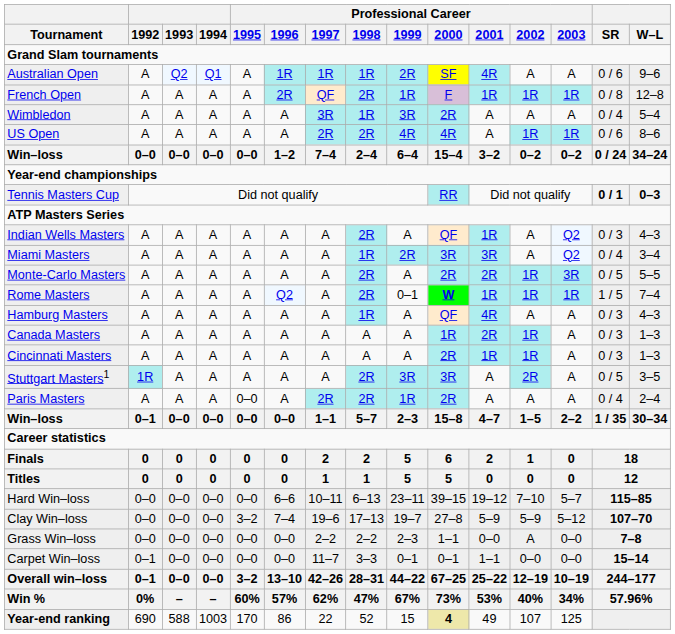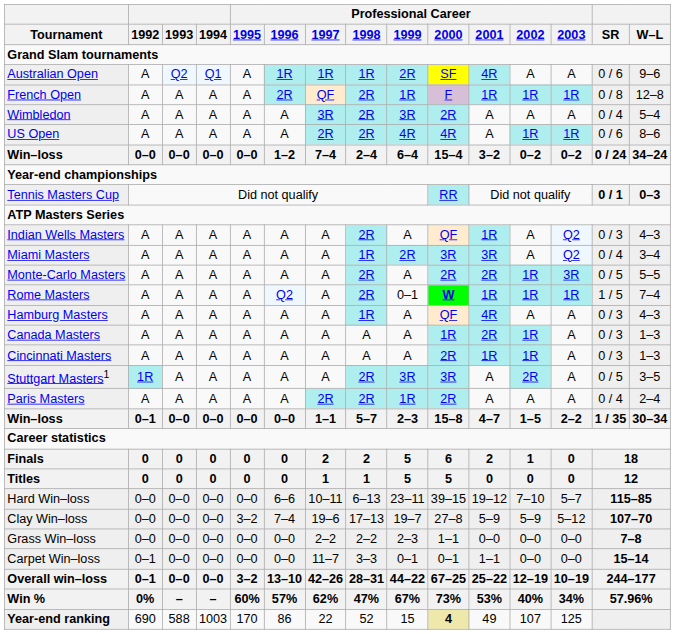(366, 114) 1R -> (366, 114) 2R
(247, 398) 0–0 -> (247, 398) A
(530, 539) A -> (530, 539) 0–0
